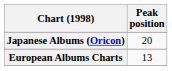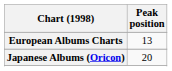rows swapped: (66, 57) <-> (66, 40)
